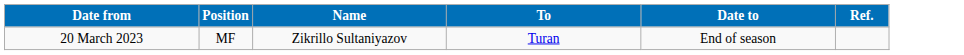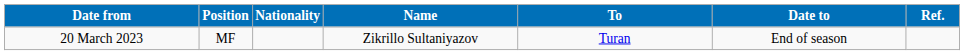+ column: (288, 16)
